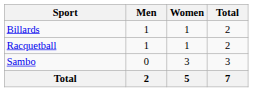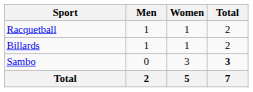rows swapped: (23, 29) <-> (32, 45)
(227, 62) normal -> (227, 62) bold
